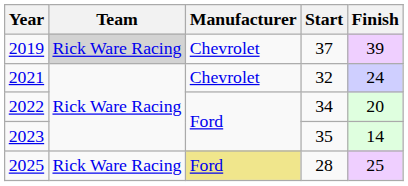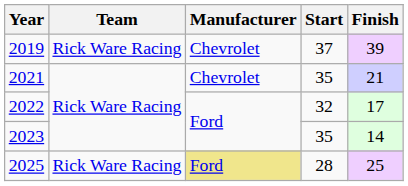(117, 48) lightgrey background -> (117, 48) no background
(324, 77) 32 -> (324, 77) 35
(375, 77) 24 -> (375, 77) 21
(324, 107) 34 -> (324, 107) 32
(375, 107) 20 -> (375, 107) 17
